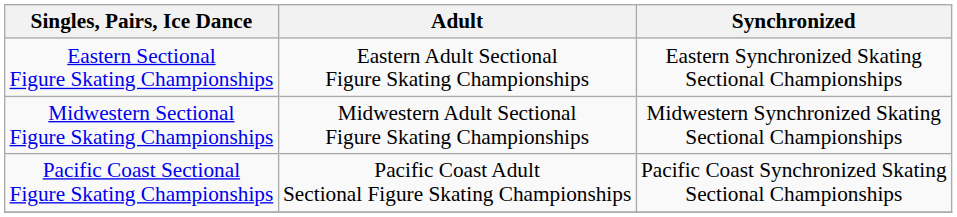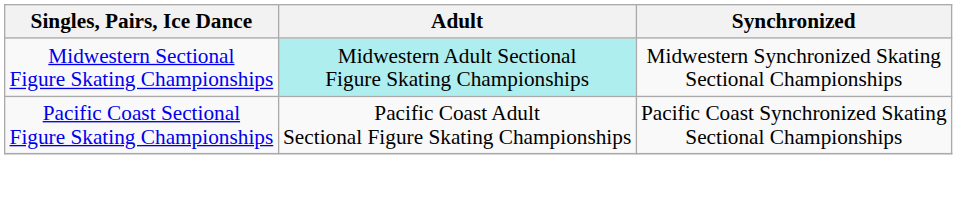- row: (141, 67)
(457, 124) no background -> (457, 67) paleturquoise background
